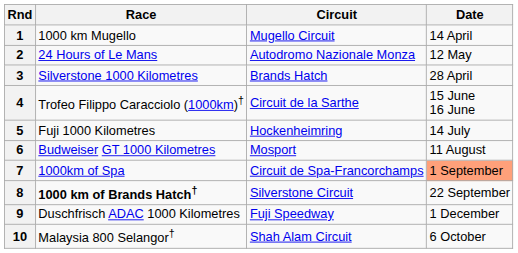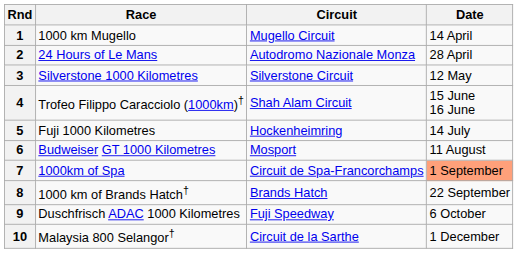(451, 55) 12 May -> (451, 55) 28 April
(289, 76) Brands Hatch -> (301, 76) Silverstone Circuit
(451, 76) 28 April -> (451, 76) 12 May
(304, 103) Circuit de la Sarthe -> (301, 103) Shah Alam Circuit
(118, 193) bold -> (114, 193) normal
(301, 193) Silverstone Circuit -> (289, 193) Brands Hatch
(464, 215) 1 December -> (458, 215) 6 October
(301, 237) Shah Alam Circuit -> (304, 237) Circuit de la Sarthe
(458, 237) 6 October -> (464, 237) 1 December
